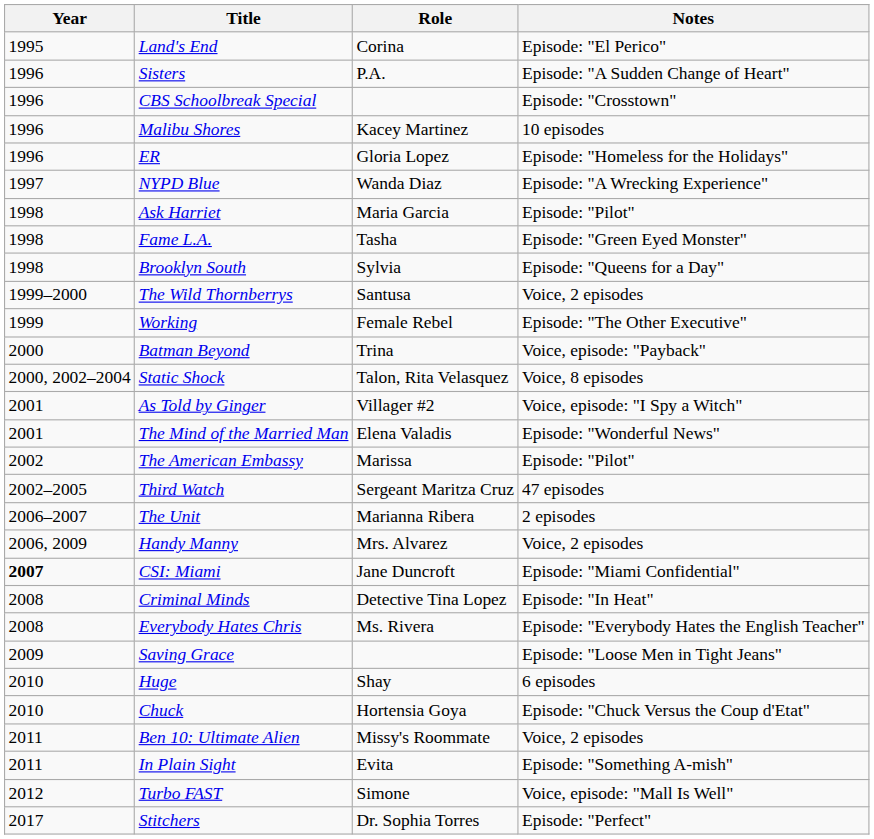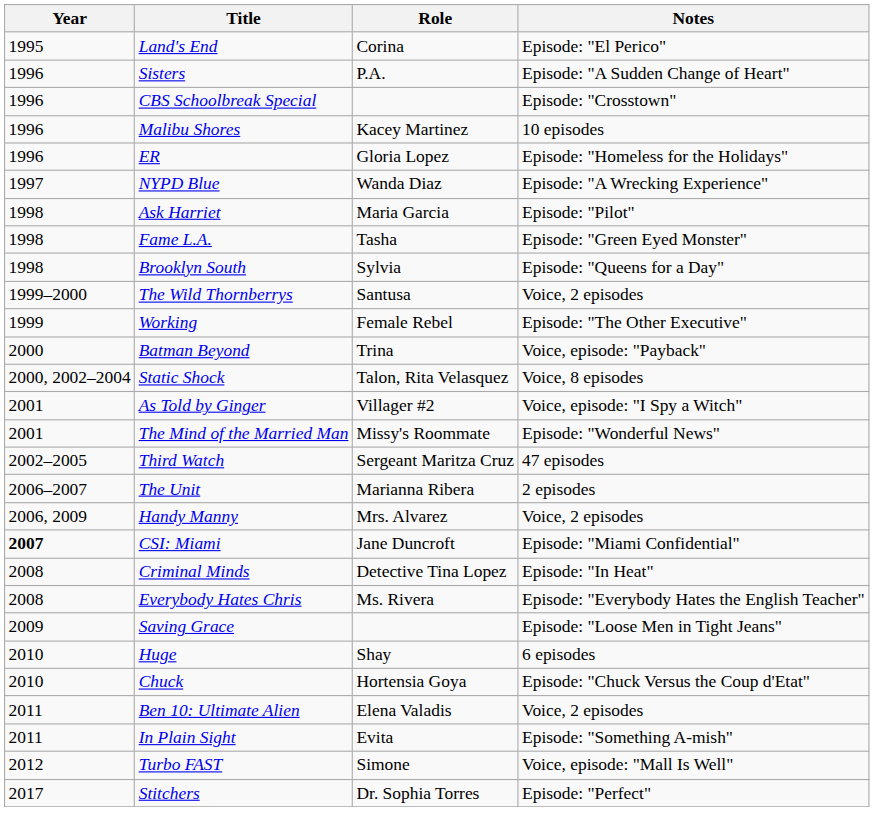(404, 433) Elena Valadis -> (423, 433) Missy's Roommate
- row: (221, 460)
(423, 737) Missy's Roommate -> (404, 709) Elena Valadis
